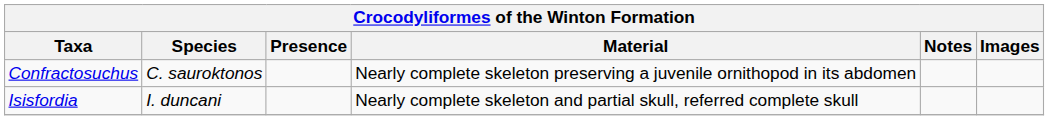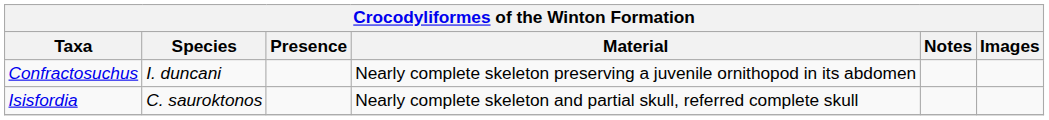(204, 73) C. sauroktonos -> (184, 73) I. duncani
(184, 100) I. duncani -> (204, 100) C. sauroktonos
